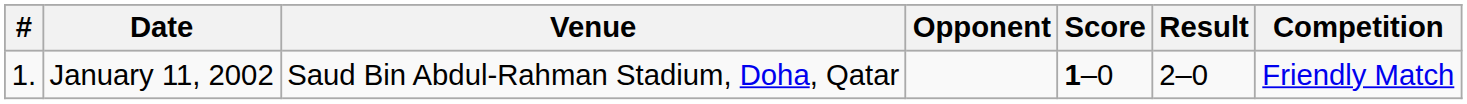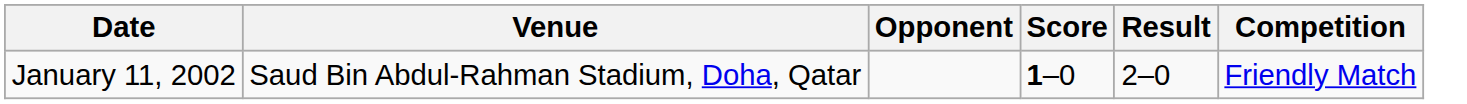- column: (24, 27)
